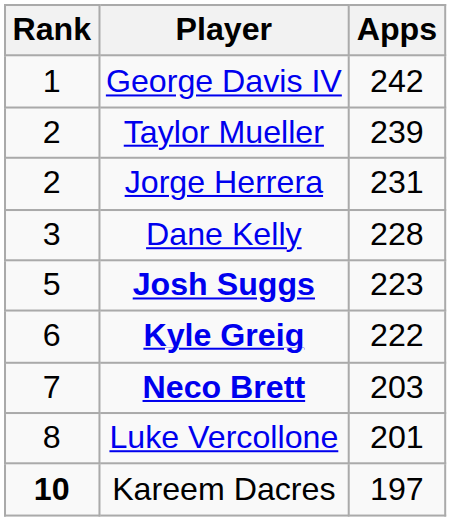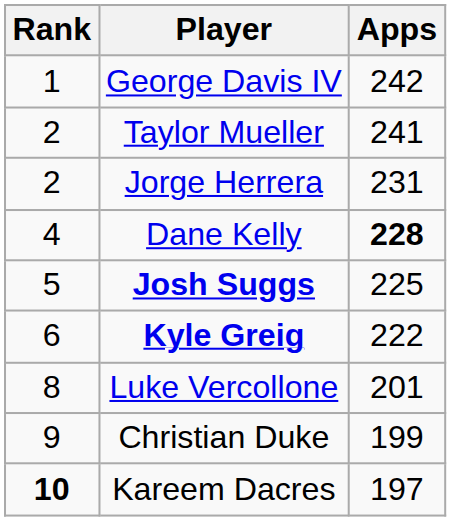(397, 132) 239 -> (397, 132) 241
(52, 234) 3 -> (52, 234) 4
(397, 234) normal -> (397, 234) bold
(397, 285) 223 -> (397, 285) 225
- row: (224, 387)
+ row: (224, 438)
